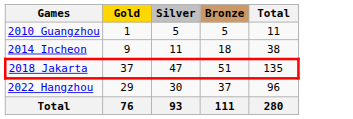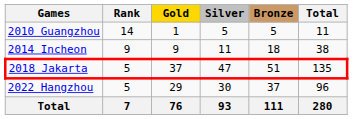+ column: (127, 13)
